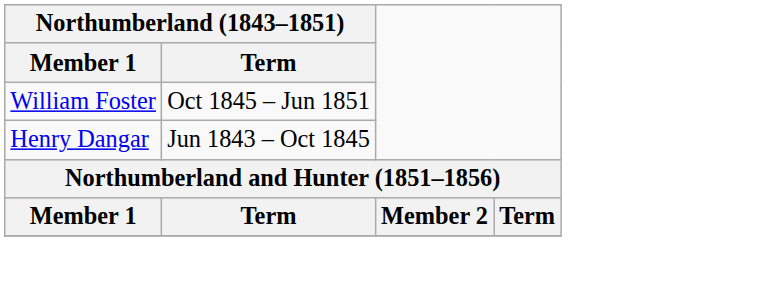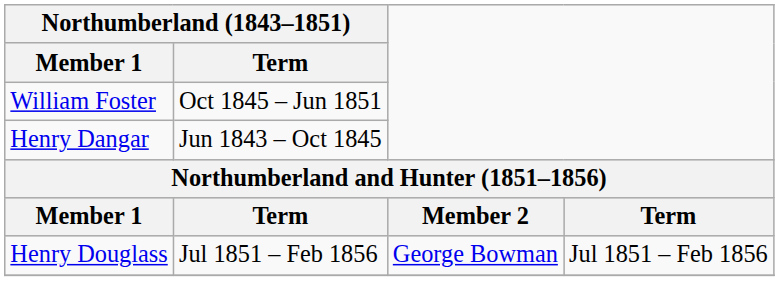+ row: (89, 255)
